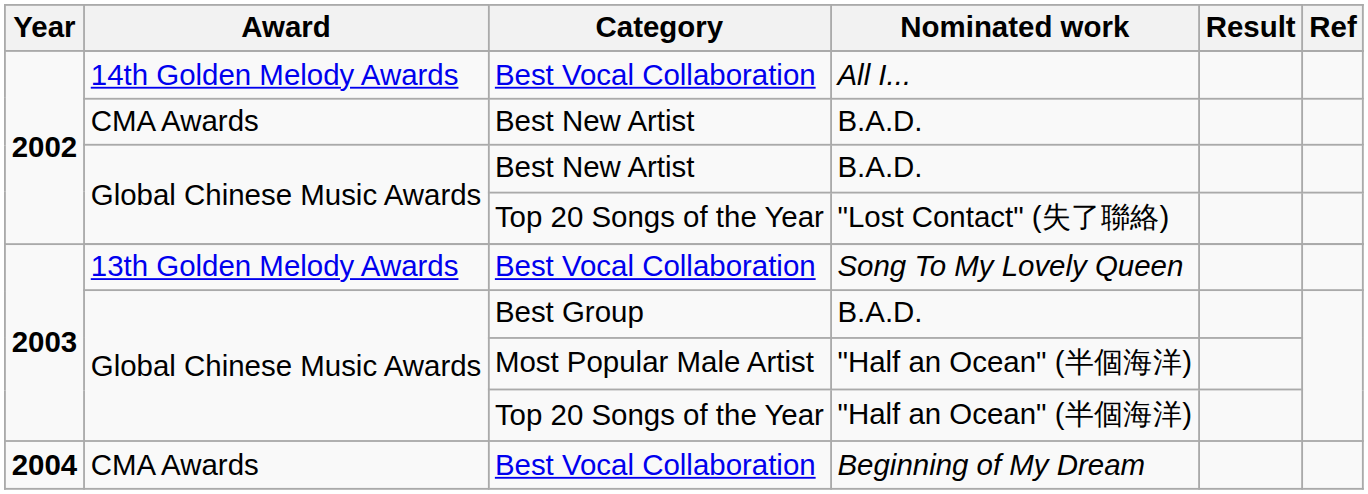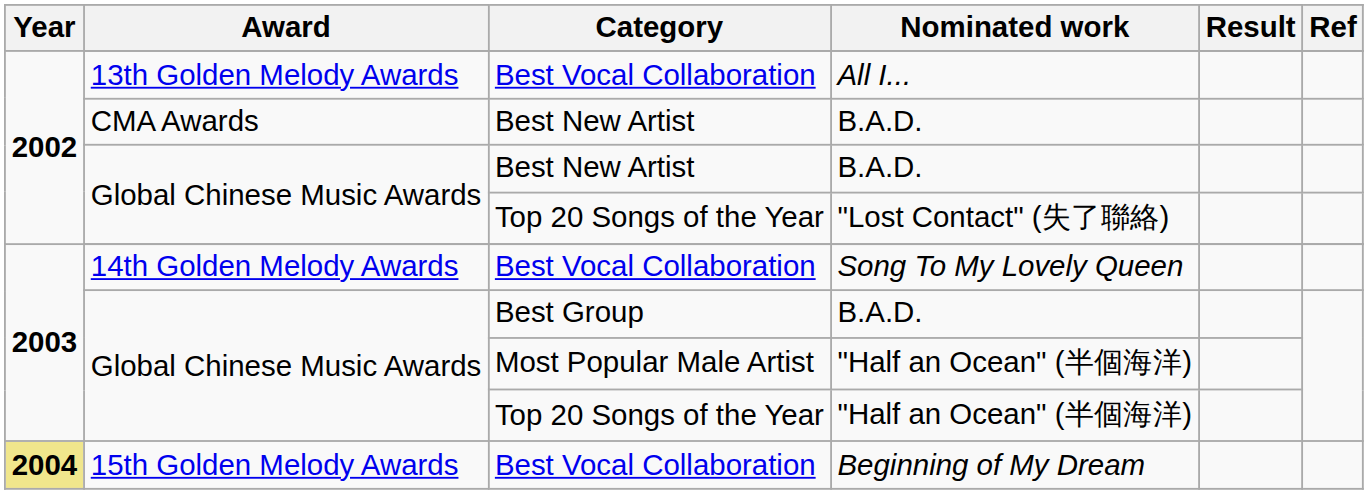(275, 74) 14th Golden Melody Awards -> (275, 74) 13th Golden Melody Awards
(275, 266) 13th Golden Melody Awards -> (275, 266) 14th Golden Melody Awards
(44, 464) no background -> (44, 464) khaki background
(175, 464) CMA Awards -> (275, 464) 15th Golden Melody Awards
